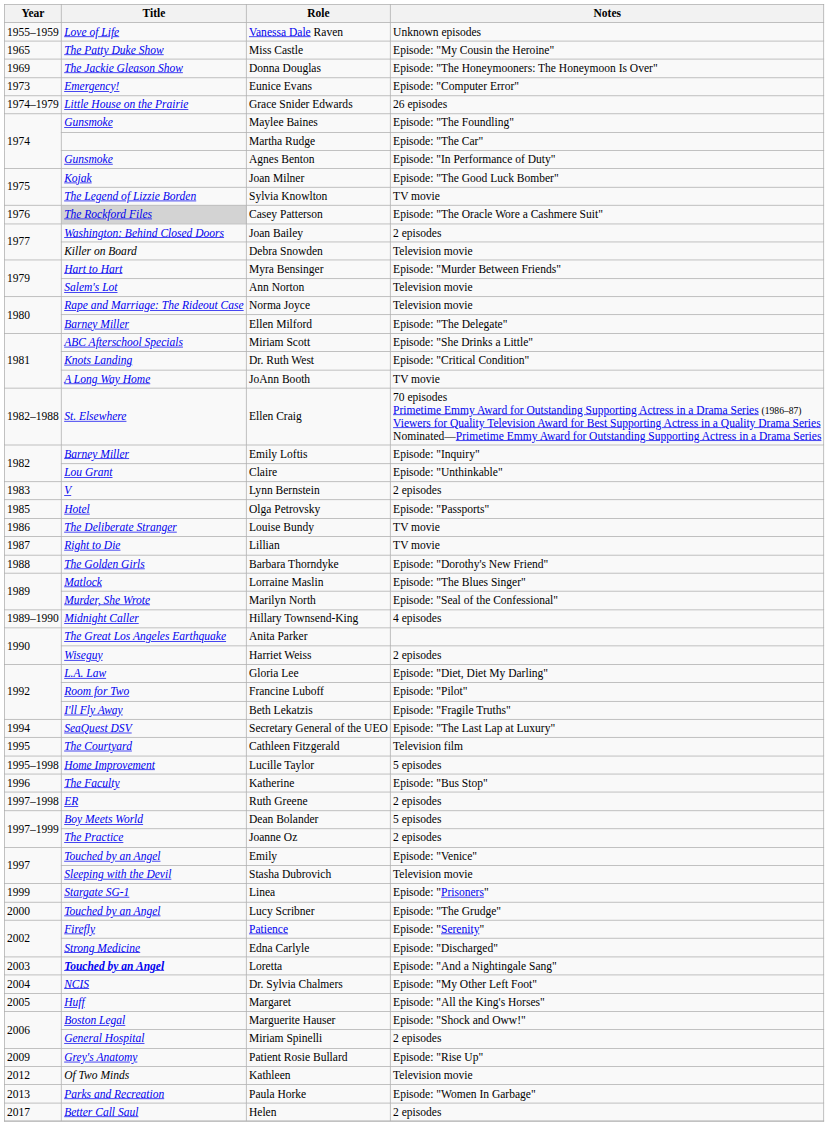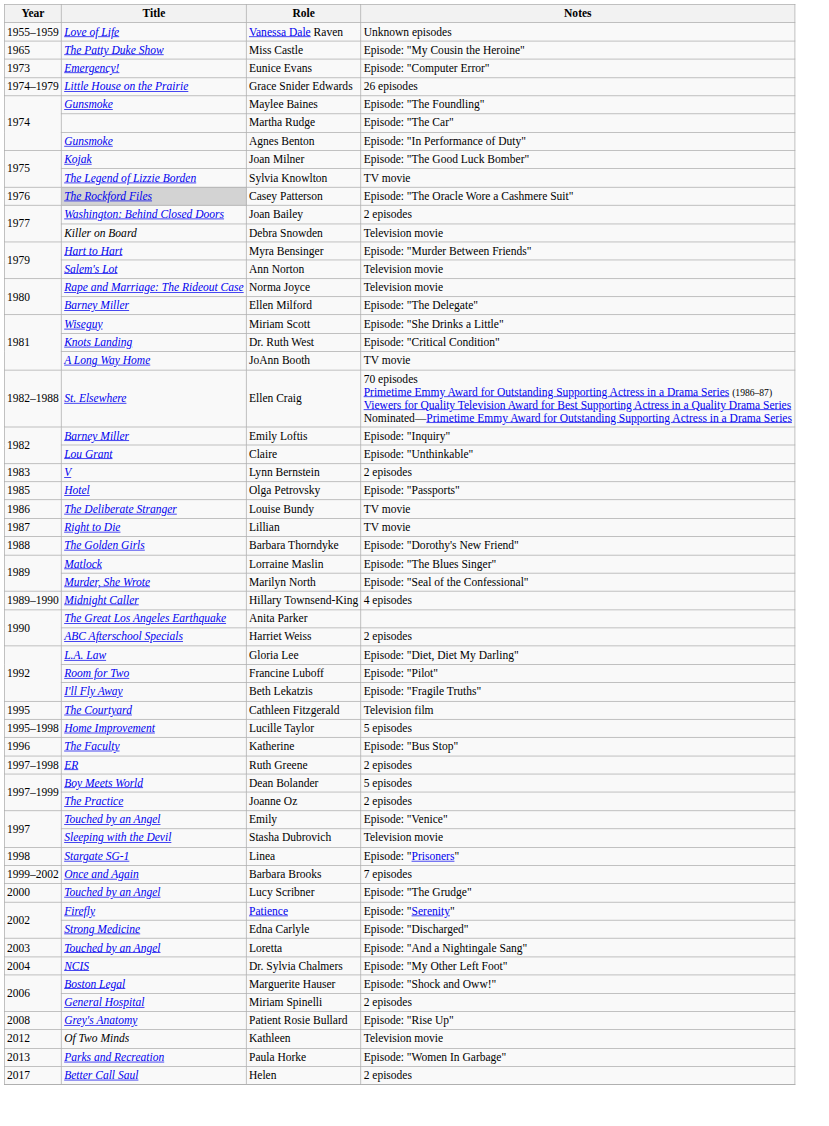- row: (285, 68)
(124, 342) ABC Afterschool Specials -> (83, 324) Wiseguy
(83, 655) Wiseguy -> (124, 637) ABC Afterschool Specials
- row: (318, 728)
(19, 892) 1999 -> (19, 856) 1998
+ row: (285, 874)
(114, 966) bold -> (112, 947) normal
- row: (270, 1002)
(19, 1057) 2009 -> (19, 1020) 2008
